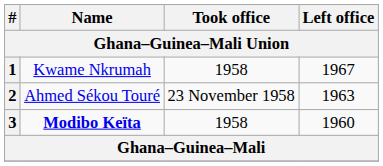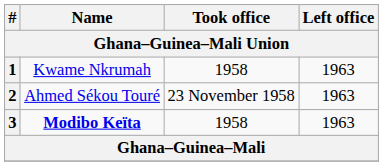(338, 69) 1967 -> (338, 69) 1963
(338, 122) 1960 -> (338, 122) 1963
